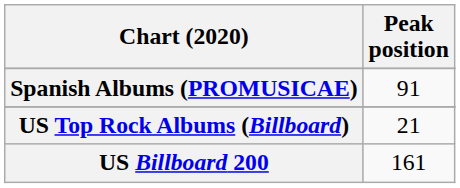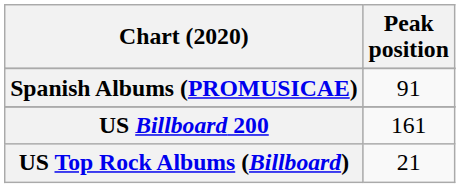rows swapped: (184, 162) <-> (184, 125)
